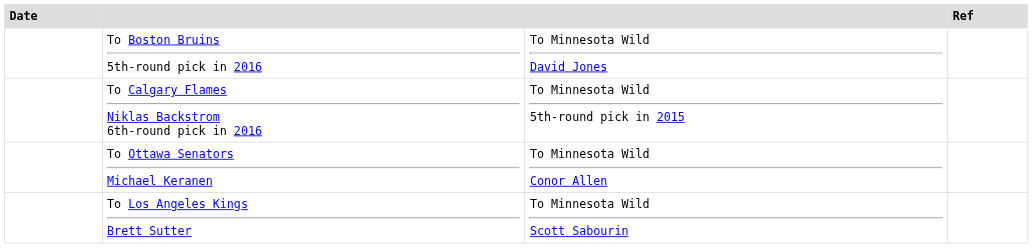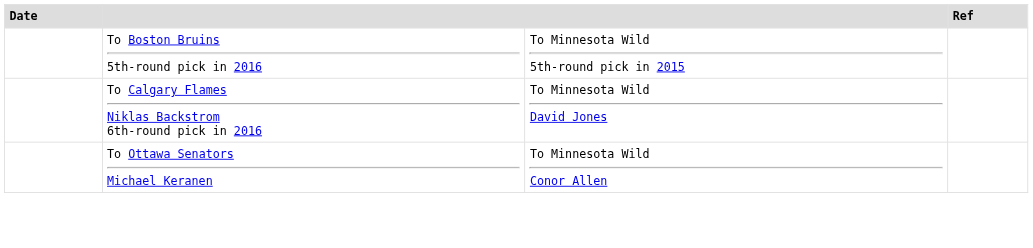(736, 53) To Minnesota Wild David Jones -> (736, 53) To Minnesota Wild 5th-round pick in 2015
(736, 103) To Minnesota Wild 5th-round pick in 2015 -> (736, 103) To Minnesota Wild David Jones
- row: (314, 218)
